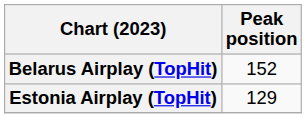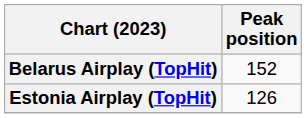(262, 98) 129 -> (262, 98) 126
